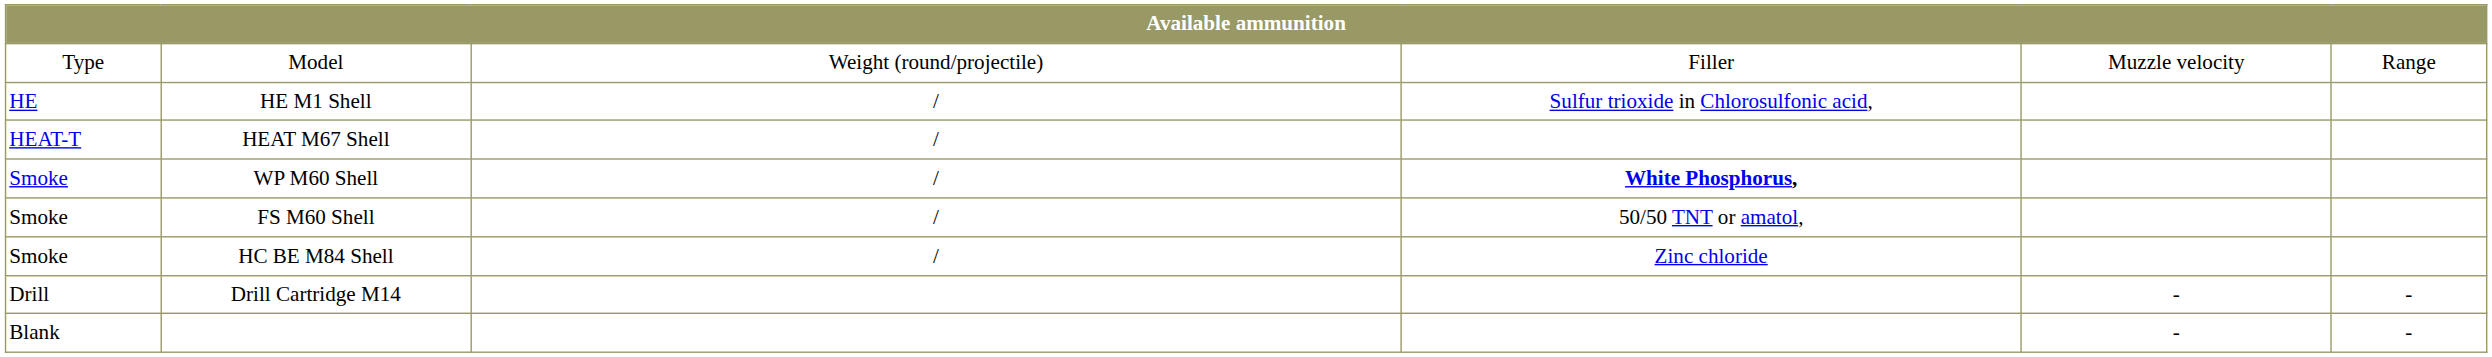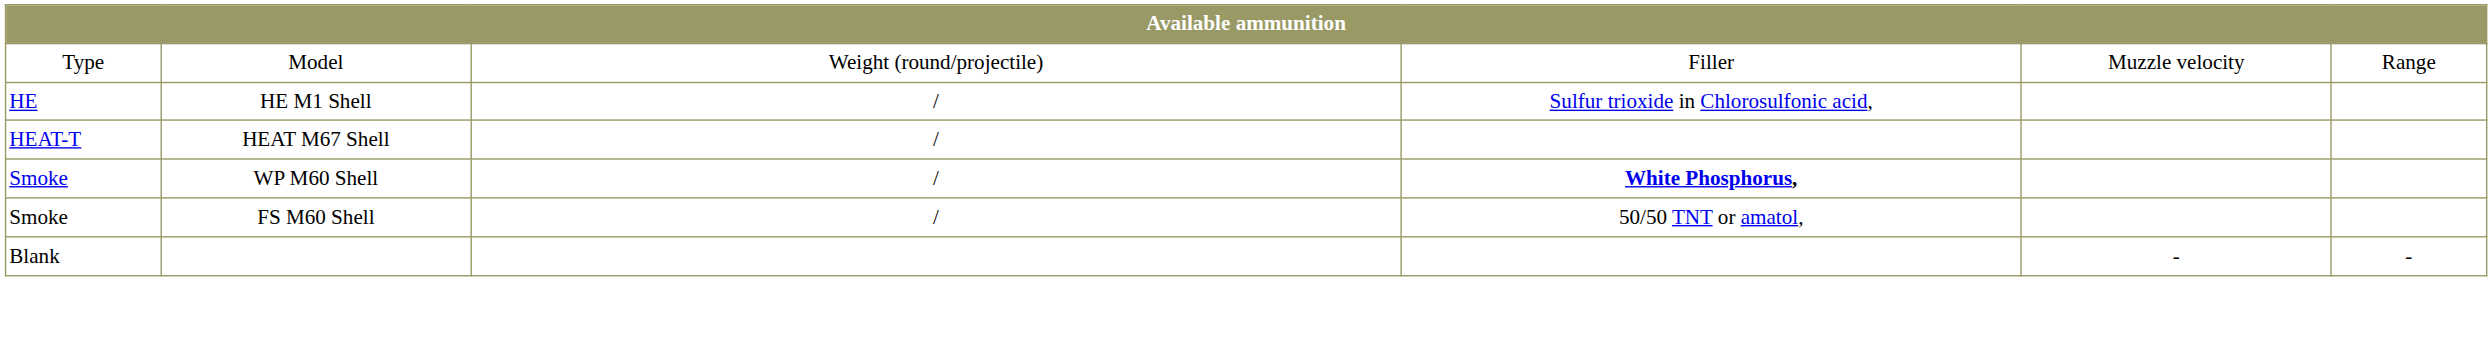- row: (316, 255)
- row: (316, 293)
